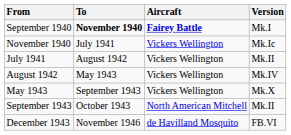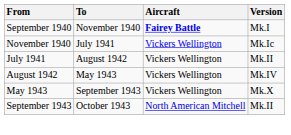(109, 28) bold -> (108, 28) normal
- row: (38, 122)
